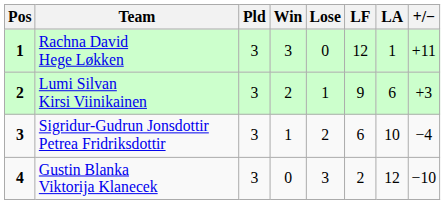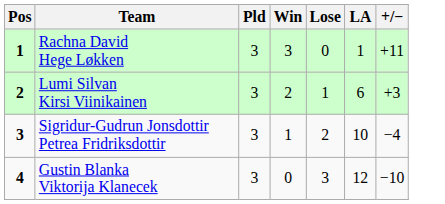- column: (360, 16)
